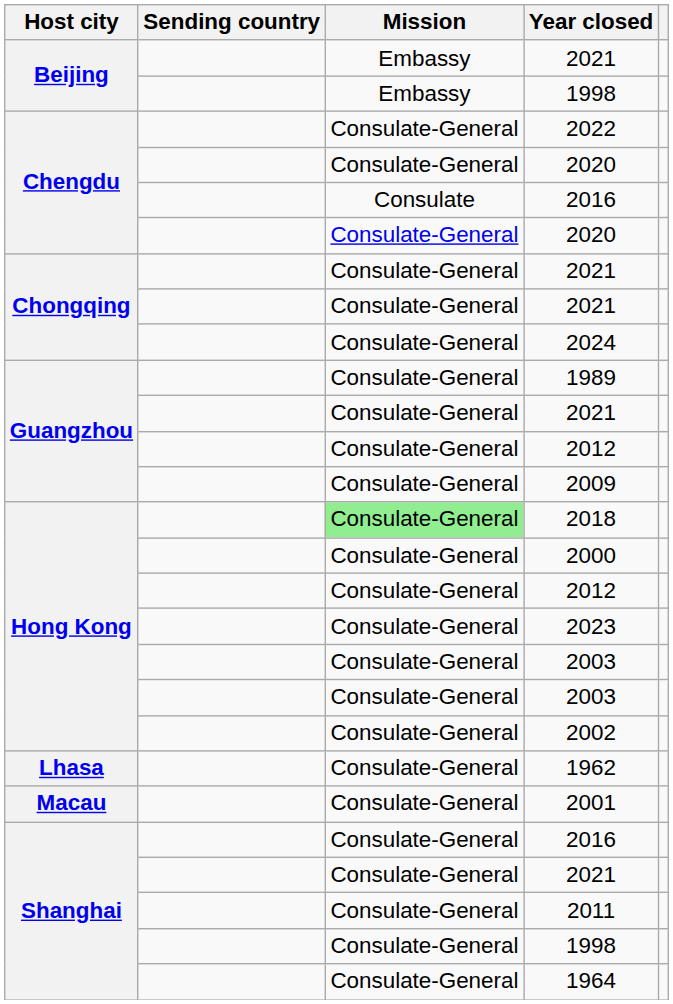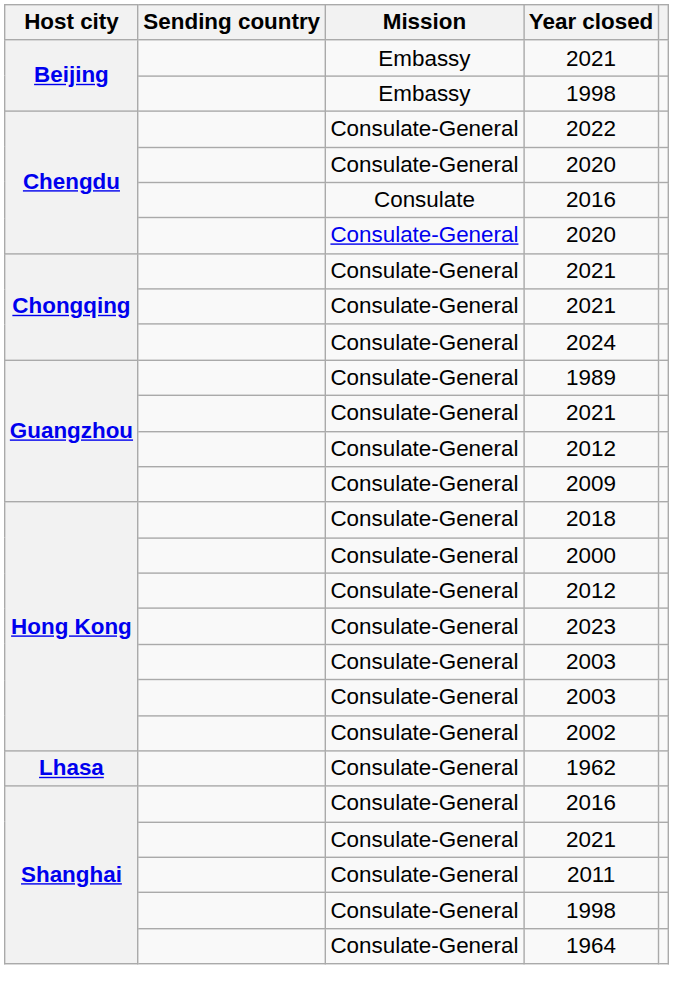(424, 519) lightgreen background -> (424, 519) no background
- row: (71, 803)
